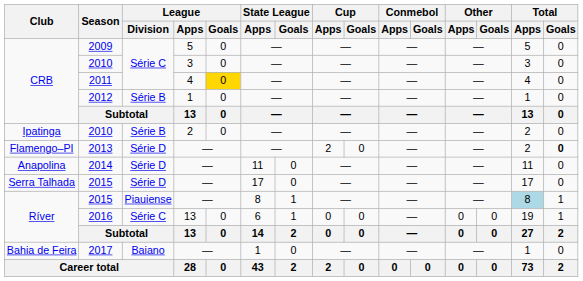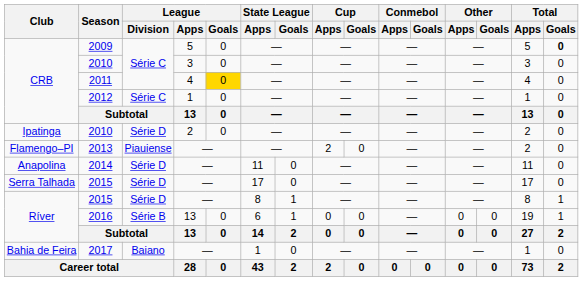(561, 47) normal -> (561, 47) bold
(148, 98) Série B -> (148, 98) Série C
(148, 132) Série B -> (148, 132) Série D
(148, 149) Série D -> (148, 149) Piauiense
(561, 149) bold -> (561, 149) normal
(148, 200) Piauiense -> (148, 200) Série D
(528, 200) lightblue background -> (528, 200) no background
(148, 217) Série C -> (148, 217) Série B
